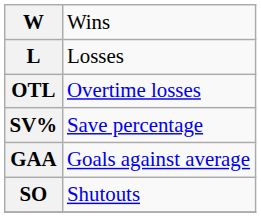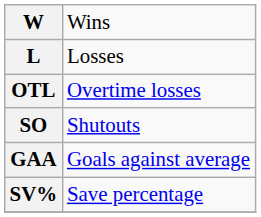rows swapped: (33, 194) <-> (33, 125)
